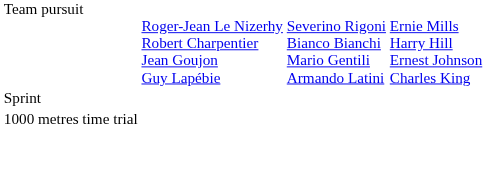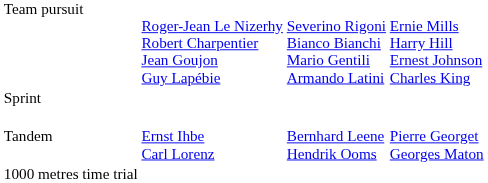+ row: (28, 136)
